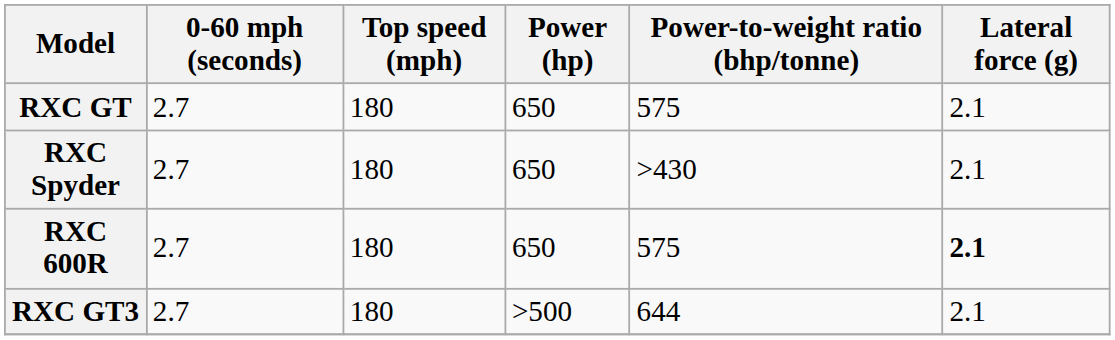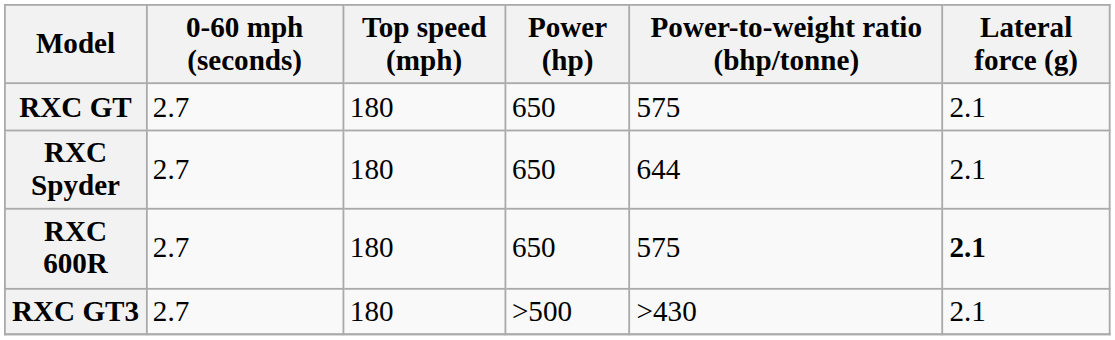(667, 169) >430 -> (658, 169) 644
(658, 310) 644 -> (667, 310) >430
